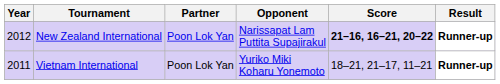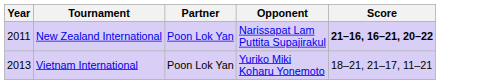- column: (465, 13)
(19, 36) 2012 -> (19, 36) 2011
(19, 65) 2011 -> (19, 65) 2013
